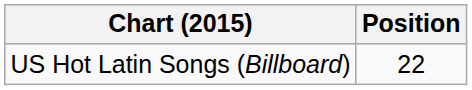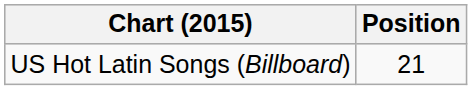(411, 63) 22 -> (411, 63) 21
